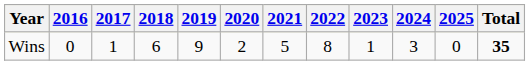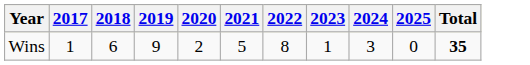- column: (70, 18)
